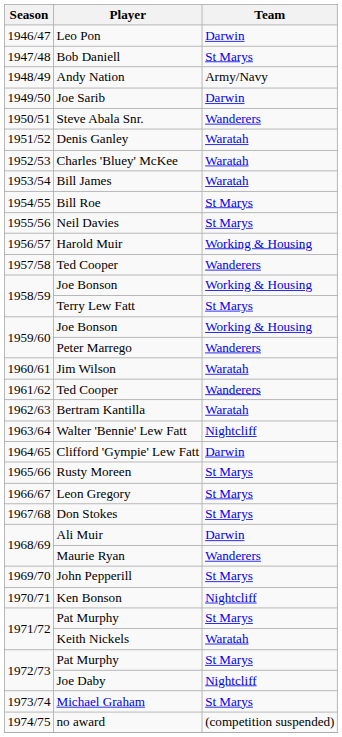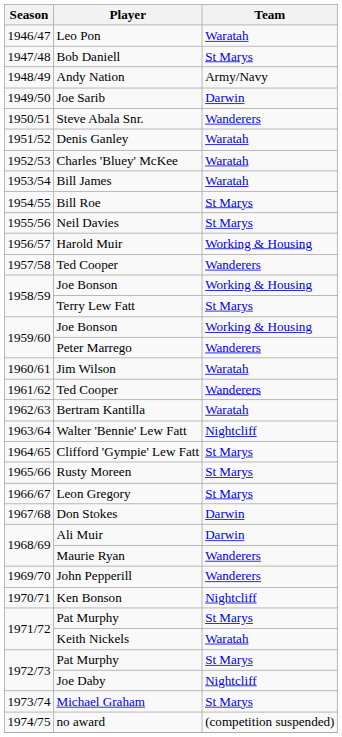(225, 35) Darwin -> (227, 35) Waratah
(225, 451) Darwin -> (229, 451) St Marys
(229, 514) St Marys -> (225, 514) Darwin
(229, 576) St Marys -> (233, 576) Wanderers
